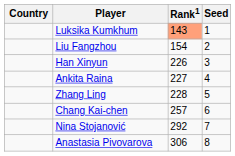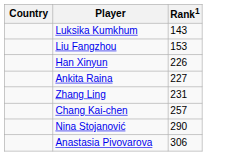- column: (216, 13)
(179, 31) lightsalmon background -> (179, 31) no background
(179, 47) 154 -> (179, 47) 153
(179, 95) 228 -> (179, 95) 231
(179, 127) 292 -> (179, 127) 290
